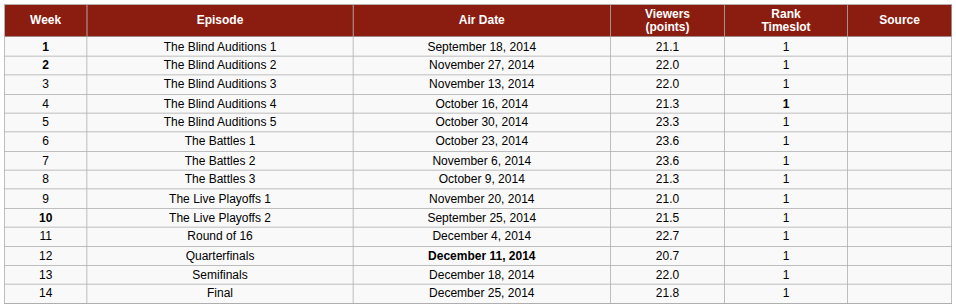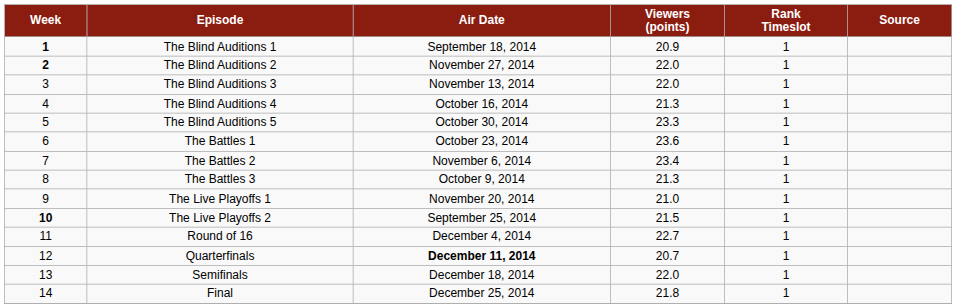(667, 46) 21.1 -> (667, 46) 20.9
(786, 103) bold -> (786, 103) normal
(667, 160) 23.6 -> (667, 160) 23.4
